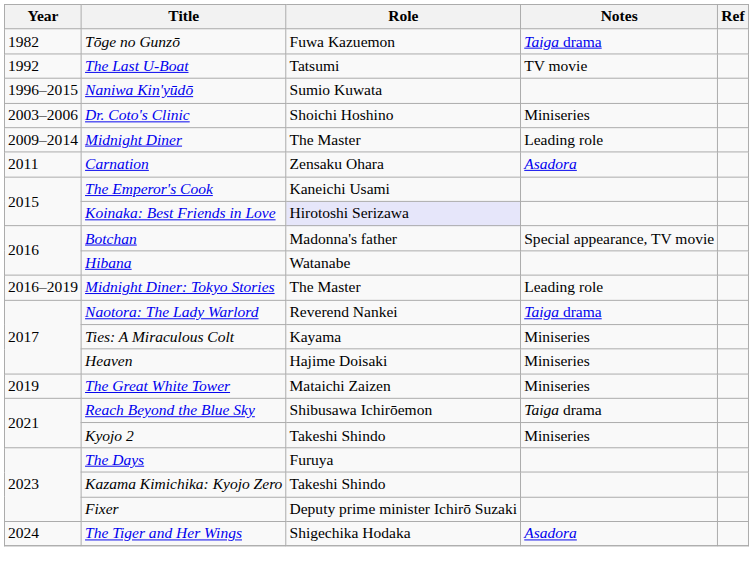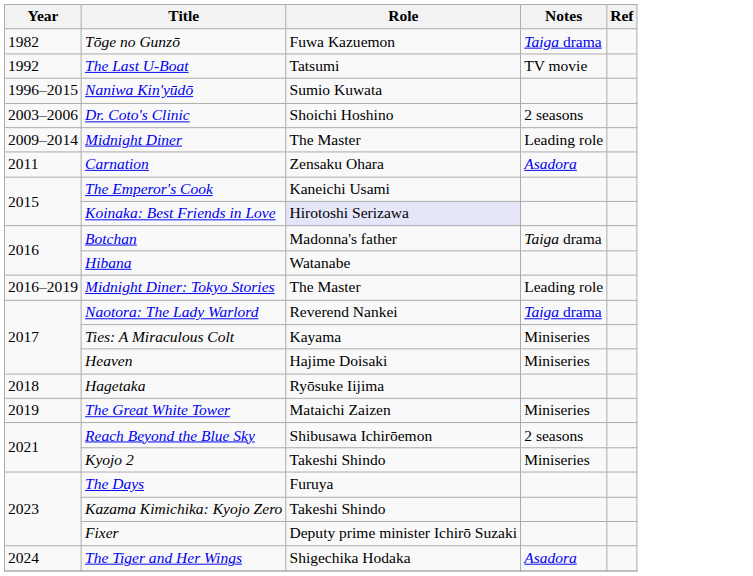(557, 115) Miniseries -> (554, 115) 2 seasons
(619, 238) Special appearance, TV movie -> (563, 238) Taiga drama
+ row: (115, 386)
(563, 410) Taiga drama -> (554, 435) 2 seasons
